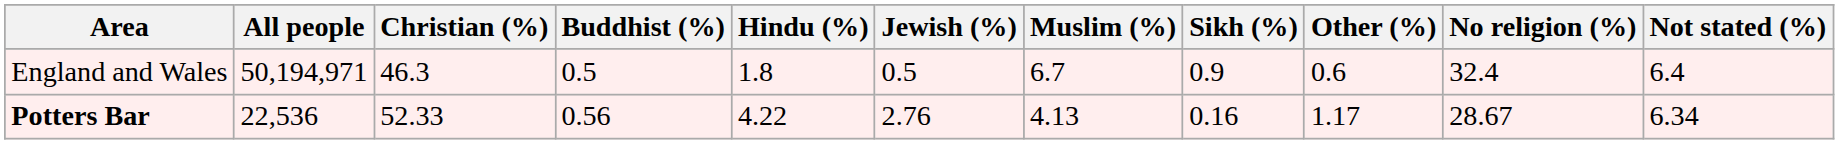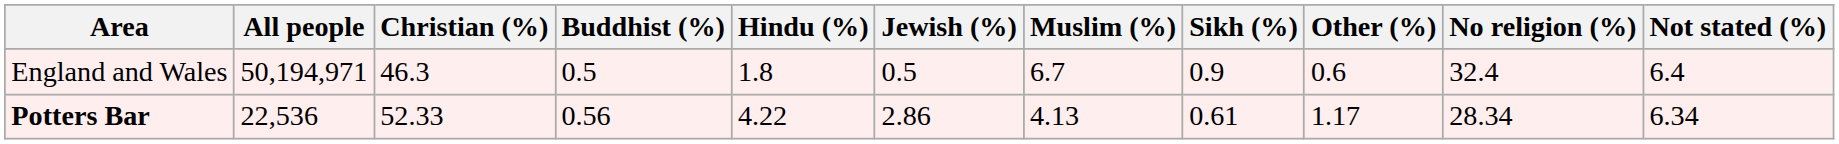(906, 116) 2.76 -> (906, 116) 2.86
(1214, 116) 0.16 -> (1214, 116) 0.61
(1481, 116) 28.67 -> (1481, 116) 28.34
